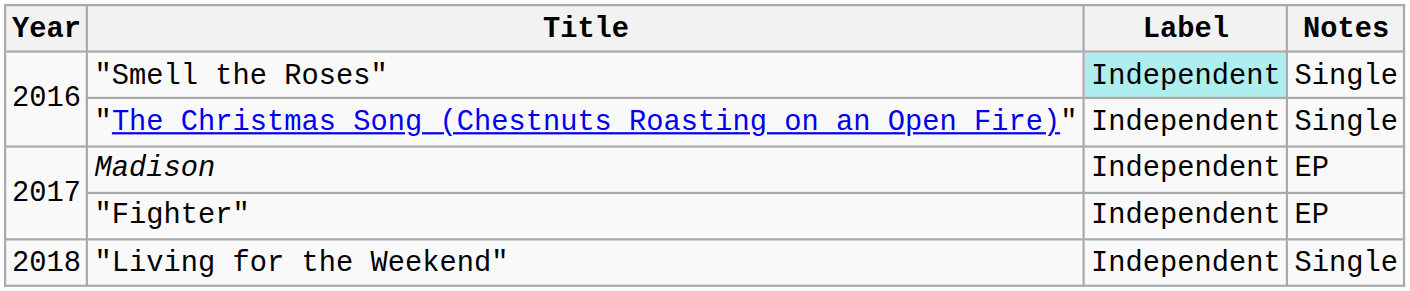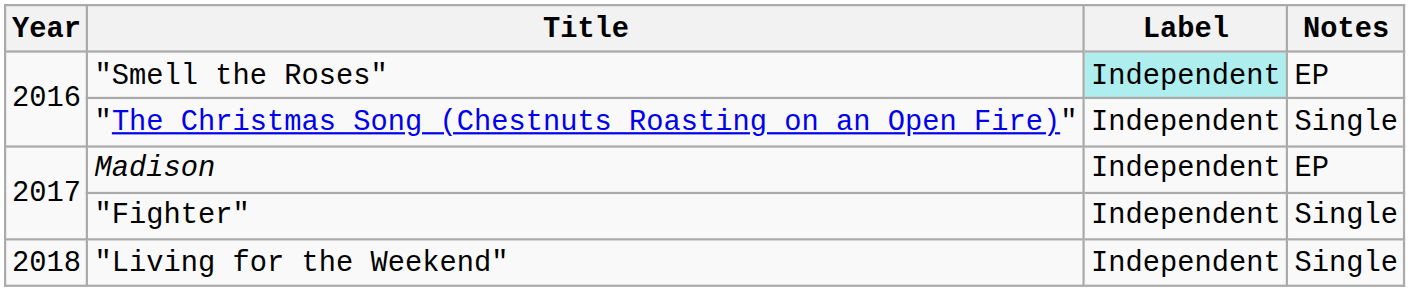(1346, 75) Single -> (1312, 75) EP
(1312, 216) EP -> (1346, 216) Single
